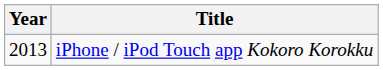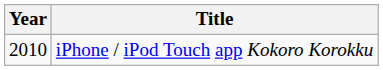(28, 49) 2013 -> (28, 49) 2010
